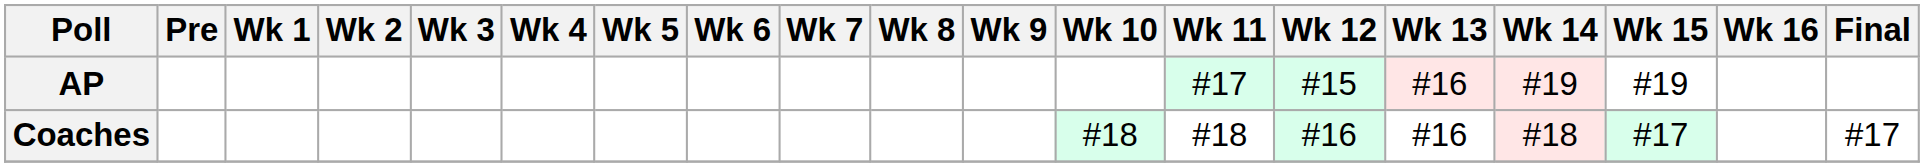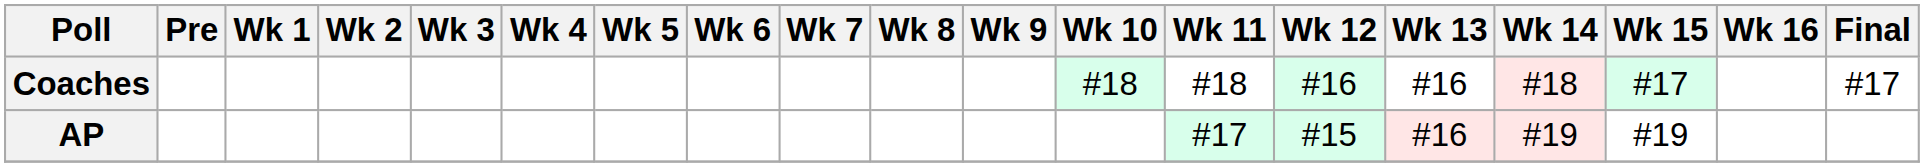rows swapped: (81, 82) <-> (81, 135)
